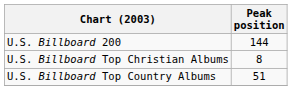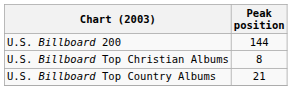(259, 77) 51 -> (259, 77) 21
